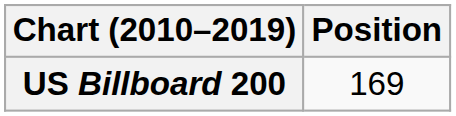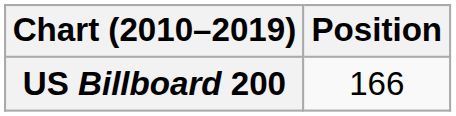(377, 83) 169 -> (377, 83) 166
